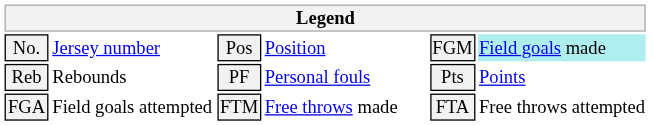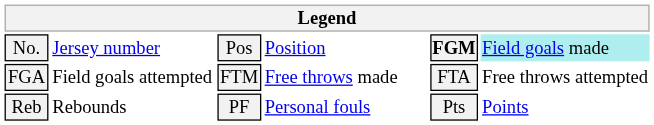(452, 47) normal -> (454, 47) bold
rows swapped: (26, 106) <-> (27, 77)
